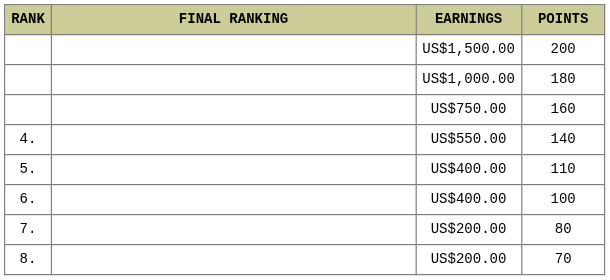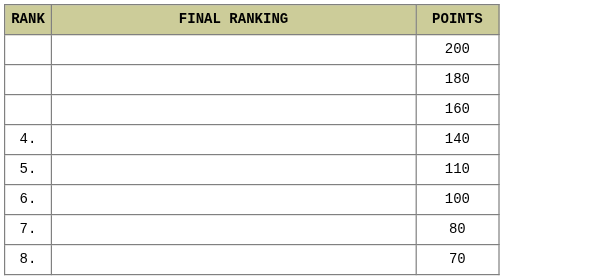- column: (469, 20)
